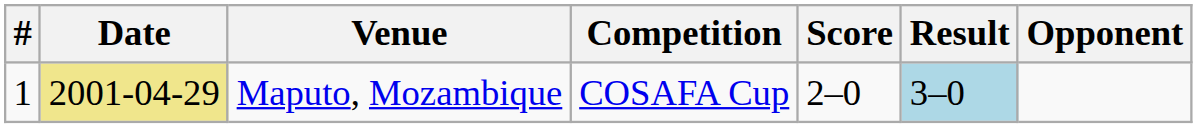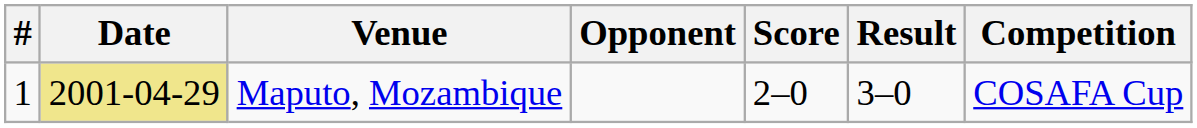columns swapped: (1105, 33) <-> (684, 33)
(937, 91) lightblue background -> (884, 91) no background
